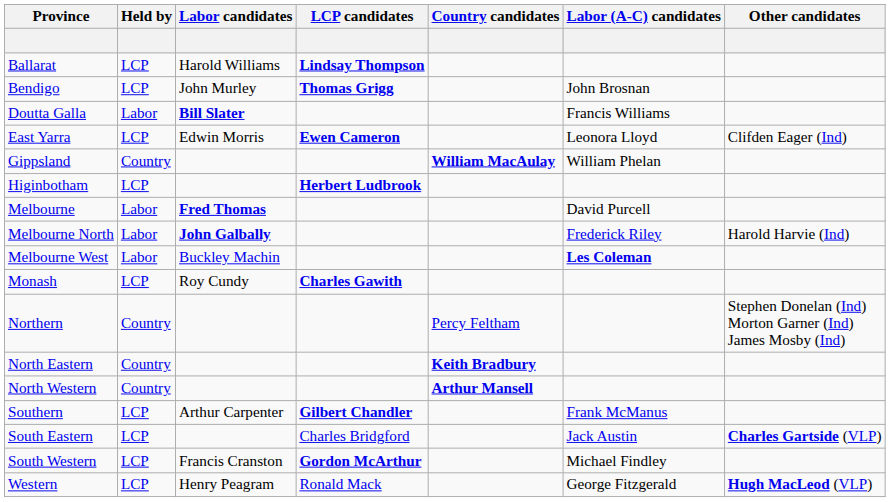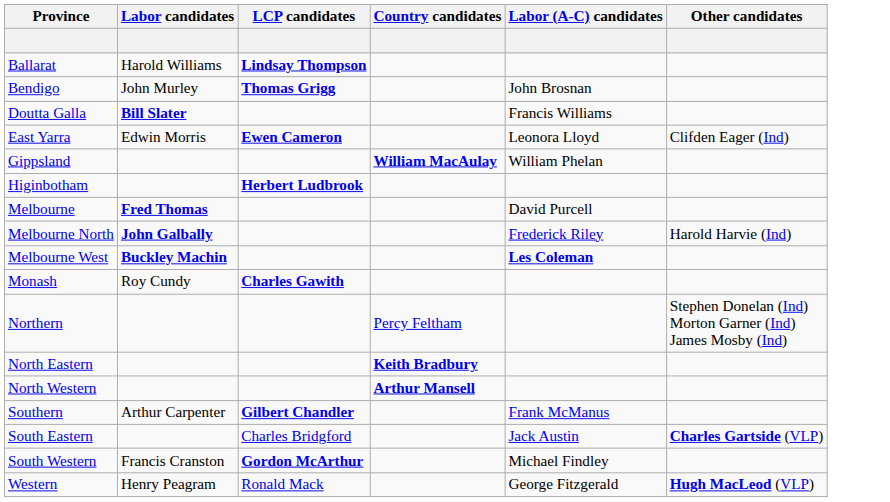- column: (146, 41)
(229, 257) normal -> (174, 257) bold
